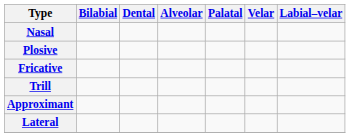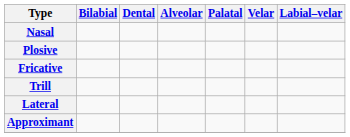rows swapped: (40, 123) <-> (40, 104)
